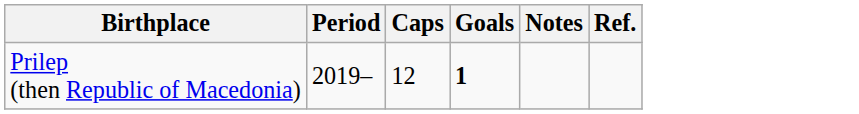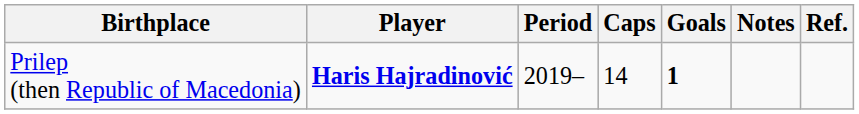+ column: (412, 23)
(404, 75) 12 -> (615, 75) 14
